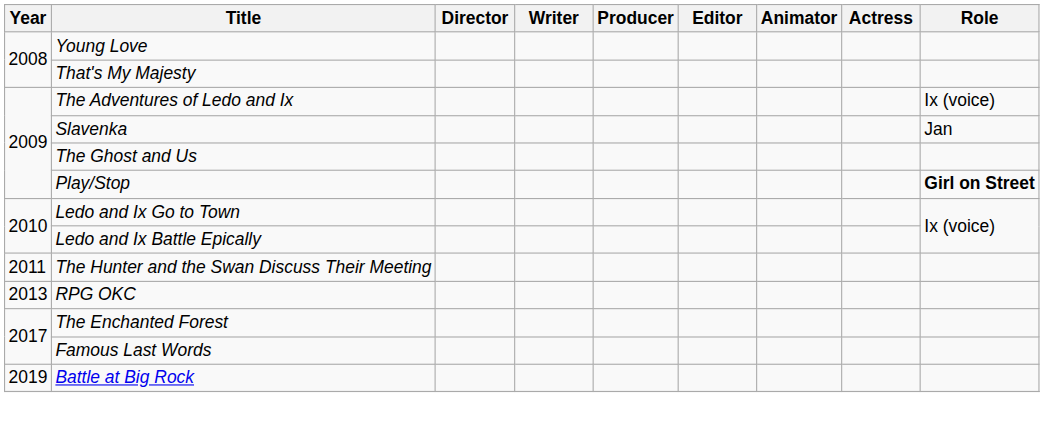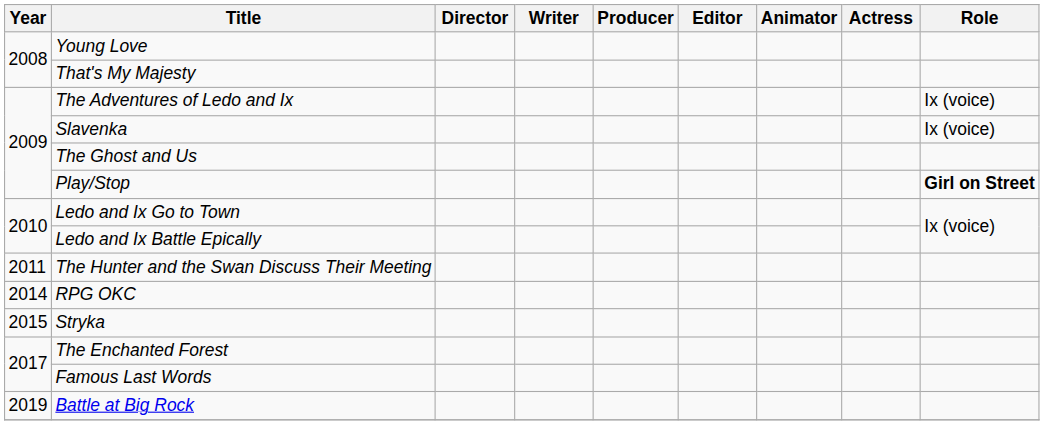(938, 128) Jan -> (960, 128) Ix (voice)
(28, 294) 2013 -> (28, 294) 2014
+ row: (80, 322)
